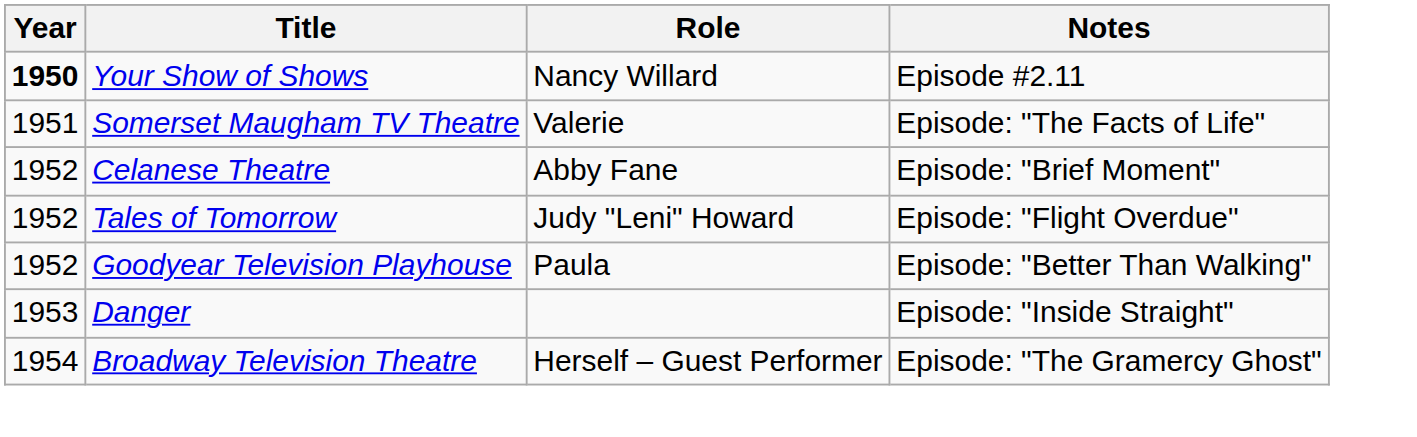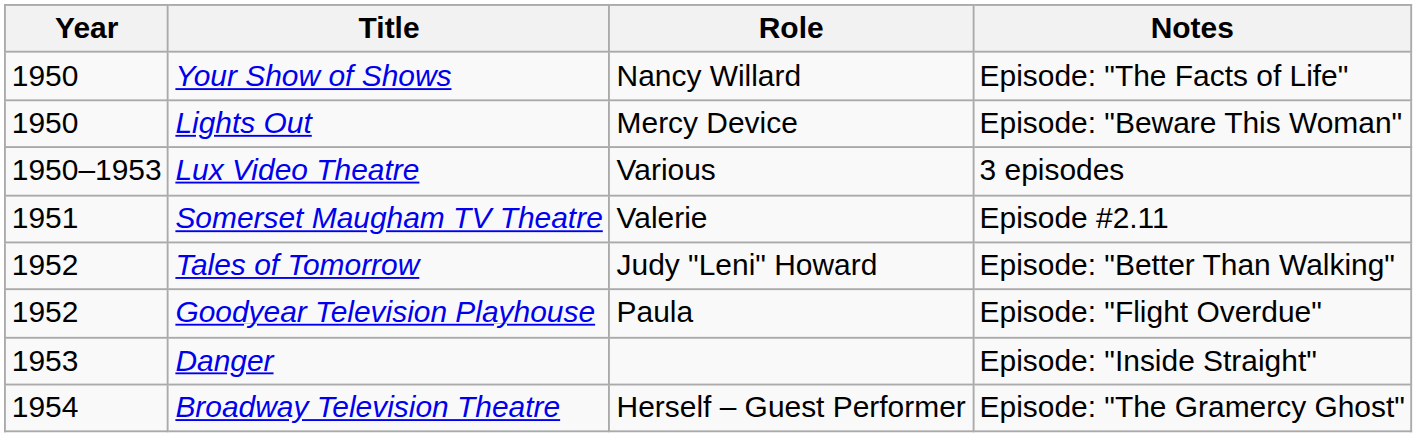(45, 75) bold -> (45, 75) normal
(991, 75) Episode #2.11 -> (1164, 75) Episode: "The Facts of Life"
+ row: (244, 123)
+ row: (297, 170)
(1081, 123) Episode: "The Facts of Life" -> (1074, 218) Episode #2.11
- row: (211, 170)
(1067, 218) Episode: "Flight Overdue" -> (1187, 265) Episode: "Better Than Walking"
(1104, 265) Episode: "Better Than Walking" -> (1151, 312) Episode: "Flight Overdue"
